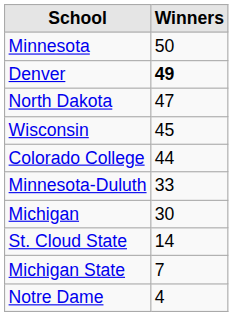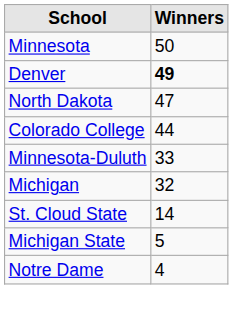- row: (49, 130)
(164, 213) 30 -> (164, 185) 32
(160, 269) 7 -> (160, 241) 5
